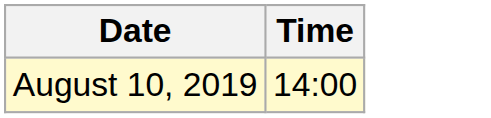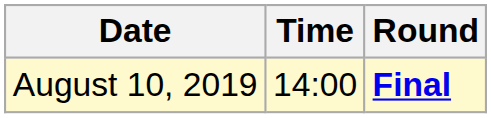+ column: (426, 31)
